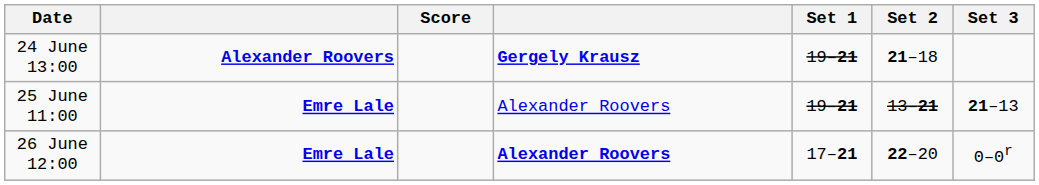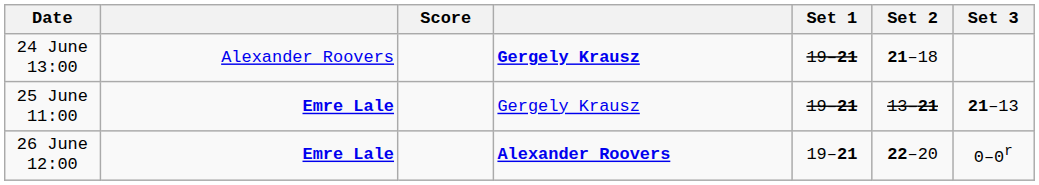(308, 57) bold -> (308, 57) normal
(584, 106) Alexander Roovers -> (569, 106) Gergely Krausz
(832, 155) 17–21 -> (832, 155) 19–21
